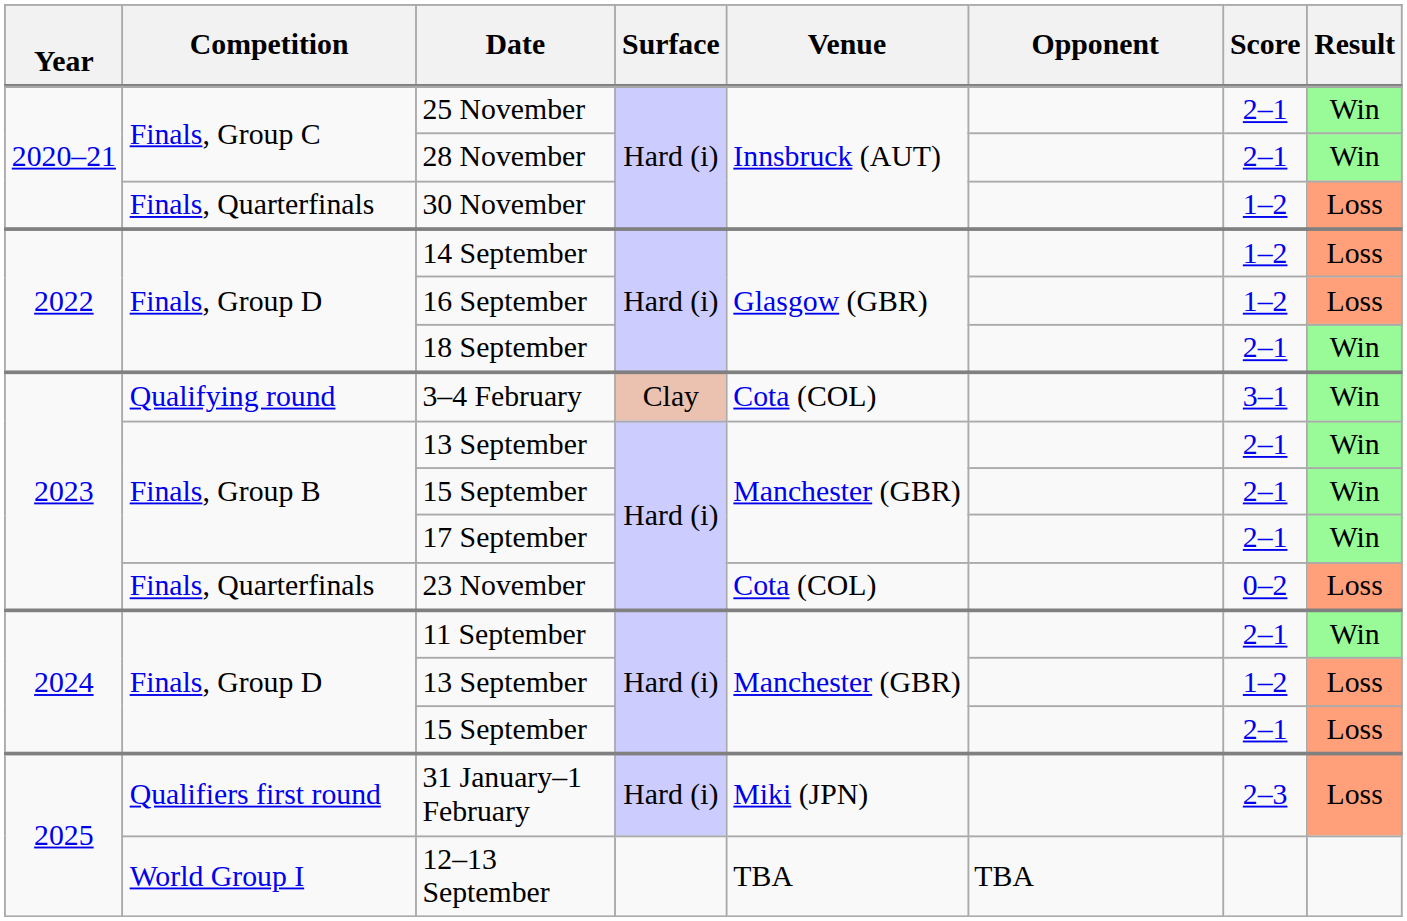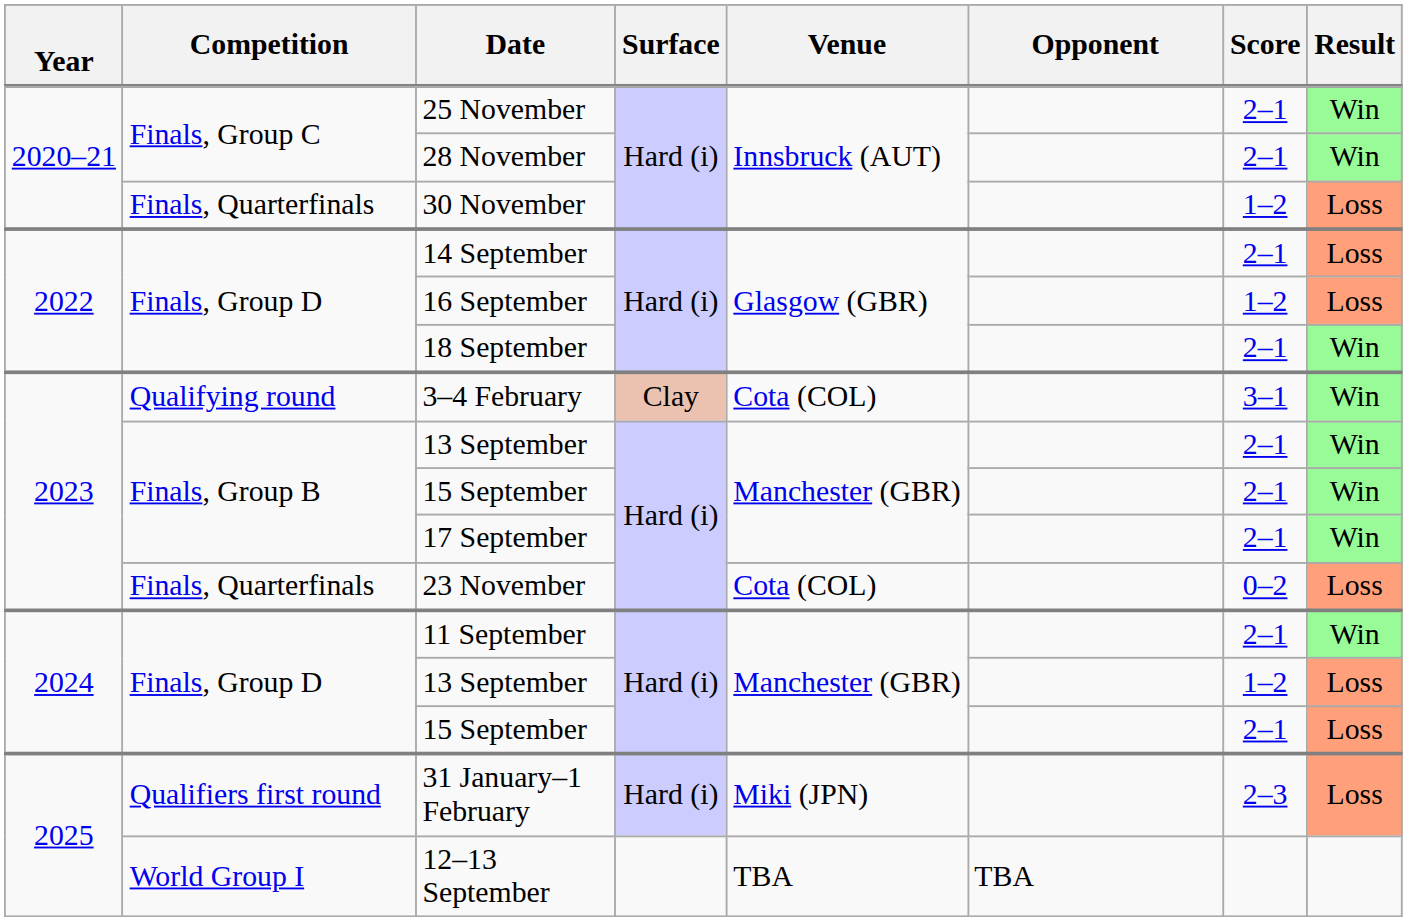(1265, 253) 1–2 -> (1265, 253) 2–1
